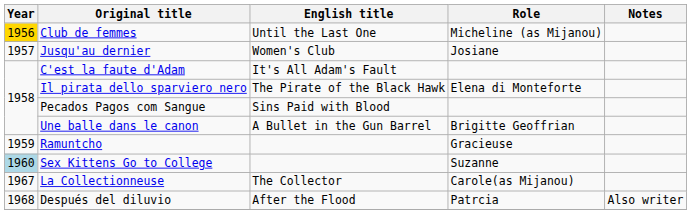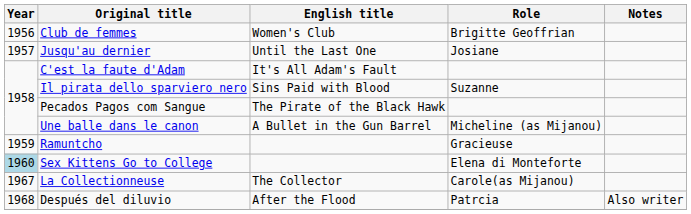(21, 32) gold background -> (21, 32) no background
(314, 32) Until the Last One -> (294, 32) Women's Club
(526, 32) Micheline (as Mijanou) -> (513, 32) Brigitte Geoffrian
(294, 51) Women's Club -> (314, 51) Until the Last One
(349, 88) The Pirate of the Black Hawk -> (321, 88) Sins Paid with Blood
(516, 88) Elena di Monteforte -> (475, 88) Suzanne
(321, 107) Sins Paid with Blood -> (349, 107) The Pirate of the Black Hawk
(513, 126) Brigitte Geoffrian -> (526, 126) Micheline (as Mijanou)
(475, 163) Suzanne -> (516, 163) Elena di Monteforte
